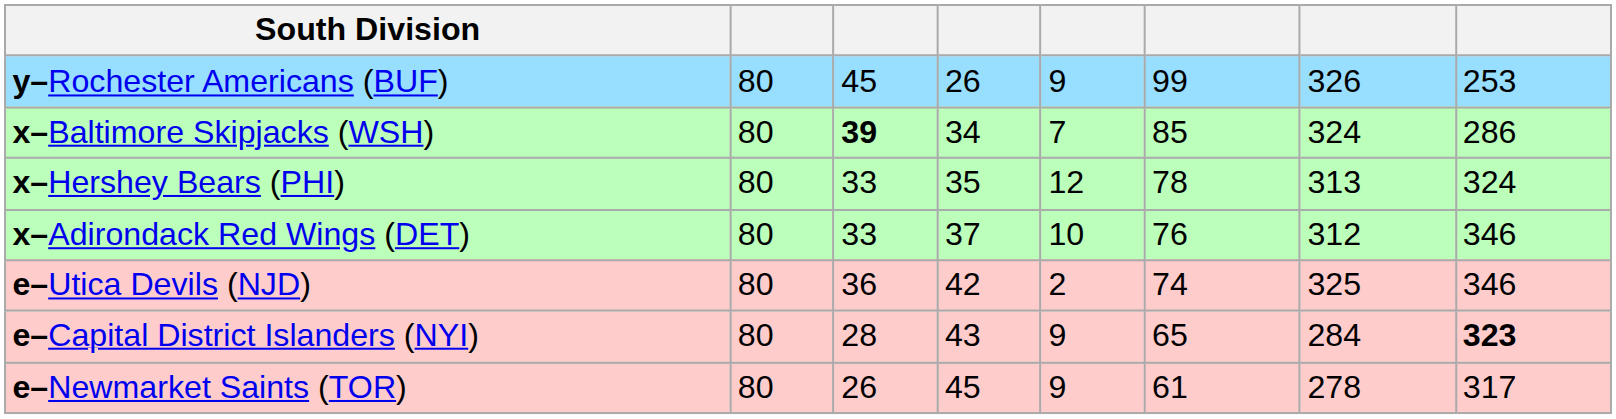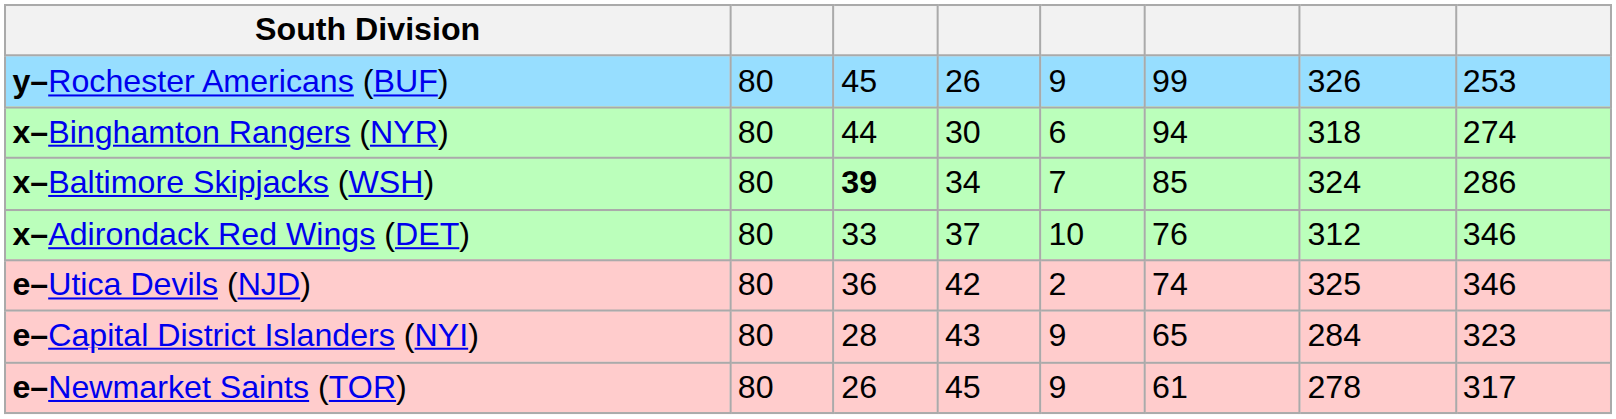+ row: (231, 132)
- row: (179, 183)
(1490, 336) bold -> (1490, 336) normal
